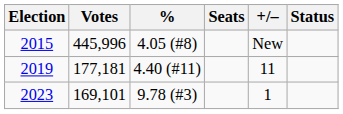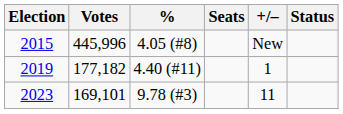(99, 69) 177,181 -> (99, 69) 177,182
(268, 69) 11 -> (268, 69) 1
(268, 95) 1 -> (268, 95) 11
